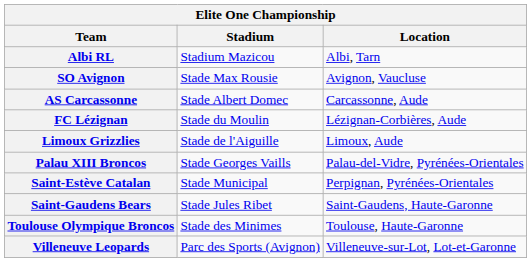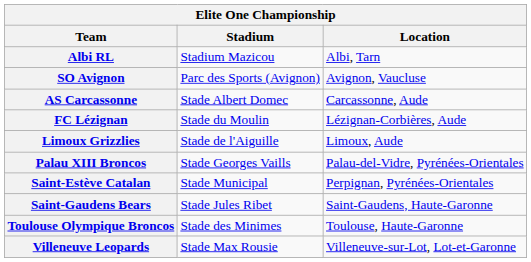(229, 78) Stade Max Rousie -> (250, 78) Parc des Sports (Avignon)
(250, 246) Parc des Sports (Avignon) -> (229, 246) Stade Max Rousie
